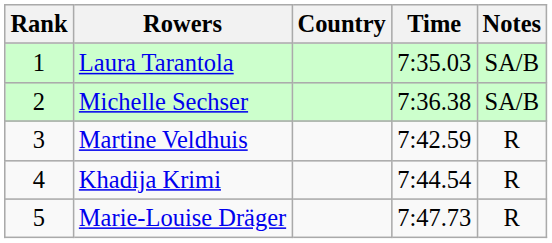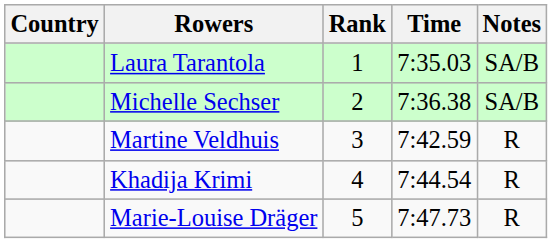columns swapped: (39, 23) <-> (342, 23)
